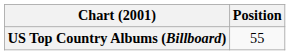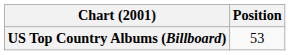(257, 38) 55 -> (257, 38) 53
